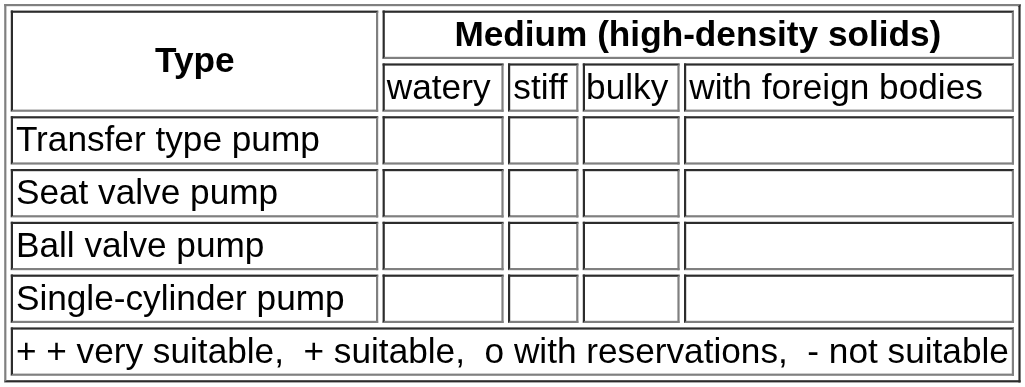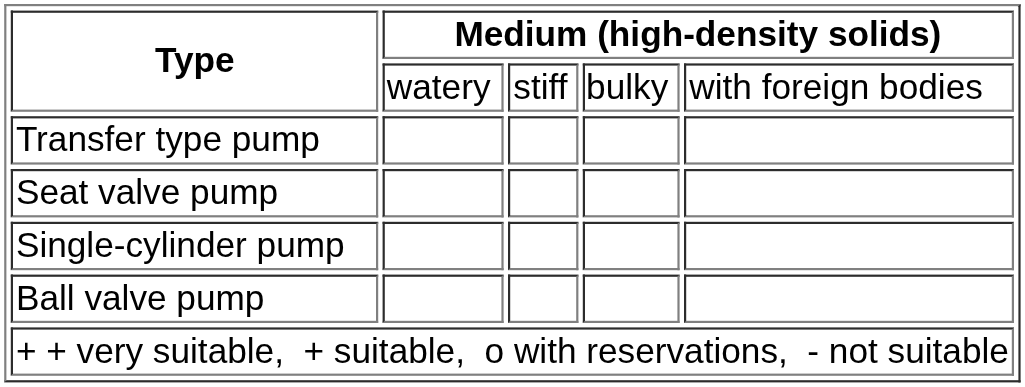rows swapped: (140, 245) <-> (180, 298)
